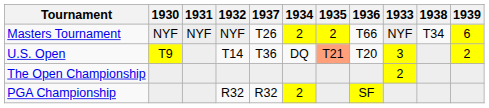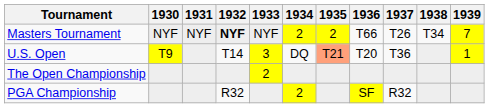columns swapped: (400, 14) <-> (266, 14)
(232, 34) normal -> (232, 34) bold
(467, 34) 6 -> (467, 34) 7
(467, 54) 2 -> (467, 54) 1
